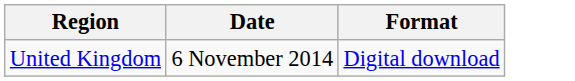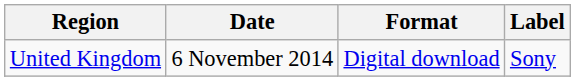+ column: (537, 22)
